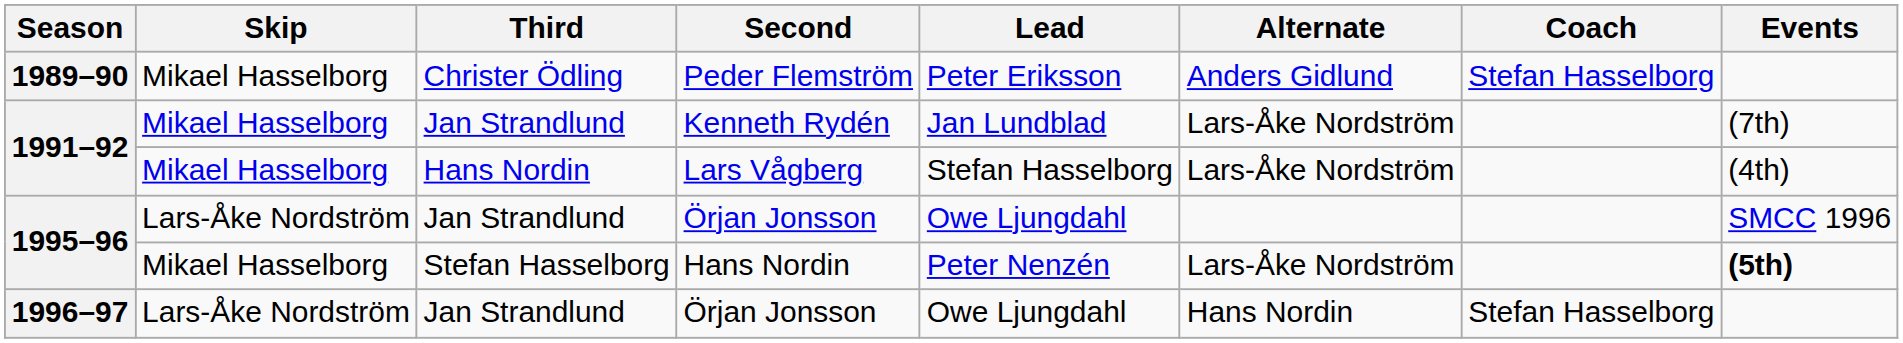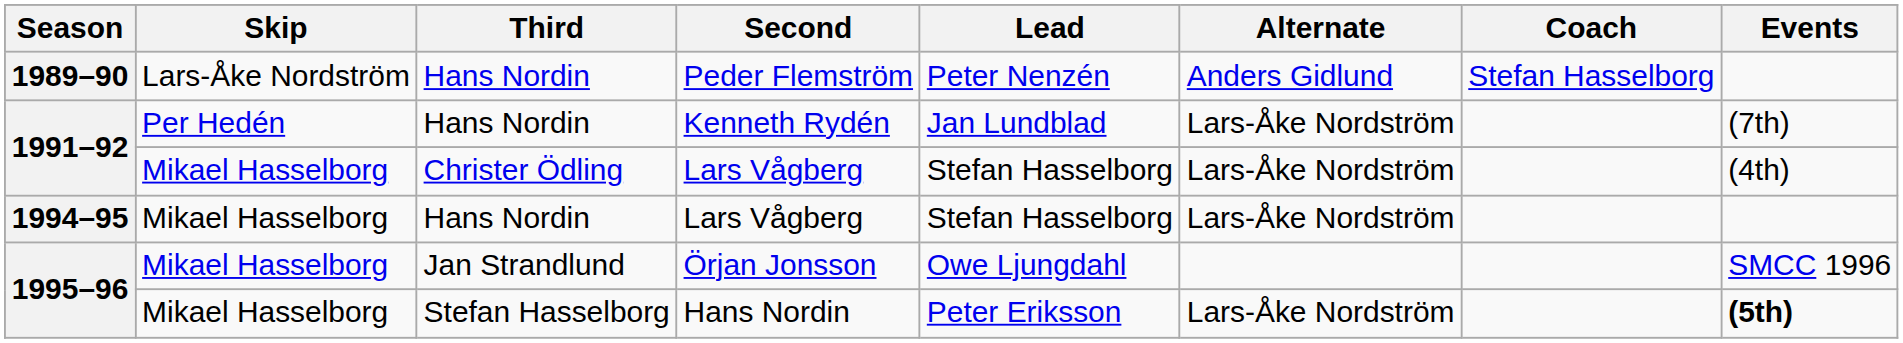(265, 75) Mikael Hasselborg -> (276, 75) Lars-Åke Nordström
(523, 75) Christer Ödling -> (507, 75) Hans Nordin
(1024, 75) Peter Eriksson -> (1018, 75) Peter Nenzén
(265, 123) Mikael Hasselborg -> (214, 123) Per Hedén
(524, 123) Jan Strandlund -> (507, 123) Hans Nordin
(507, 170) Hans Nordin -> (523, 170) Christer Ödling
+ row: (70, 218)
(276, 218) Lars-Åke Nordström -> (265, 265) Mikael Hasselborg
(1018, 265) Peter Nenzén -> (1024, 312) Peter Eriksson
- row: (70, 312)
